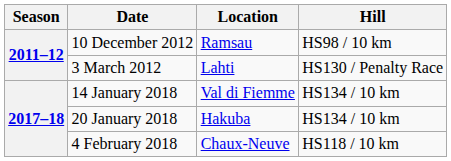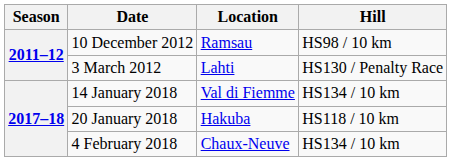(351, 118) HS134 / 10 km -> (351, 118) HS118 / 10 km
(351, 144) HS118 / 10 km -> (351, 144) HS134 / 10 km
